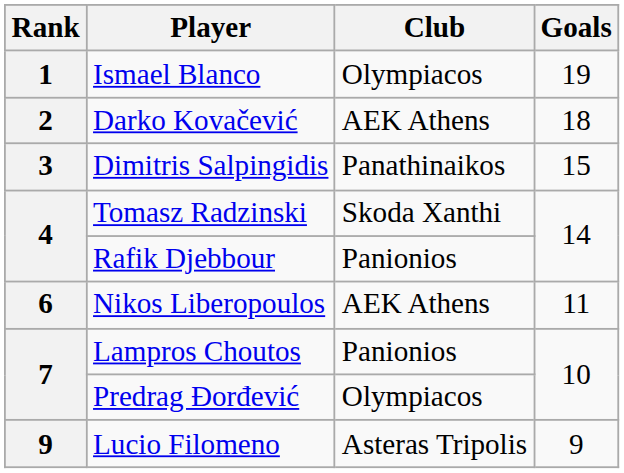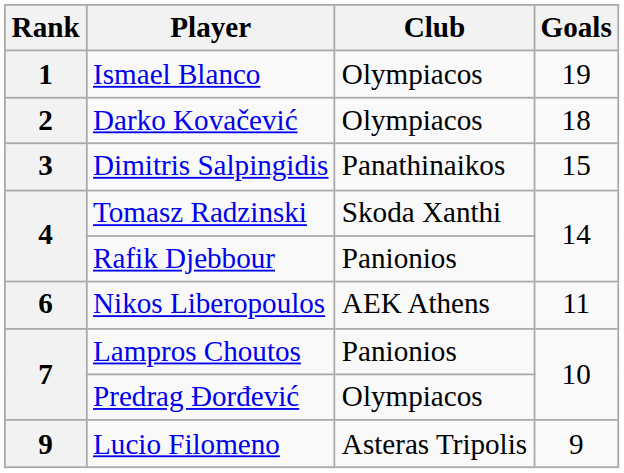(416, 119) AEK Athens -> (412, 119) Olympiacos
